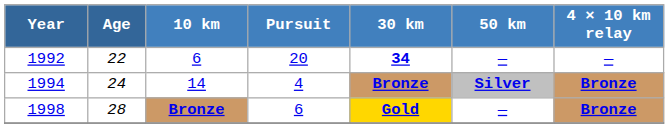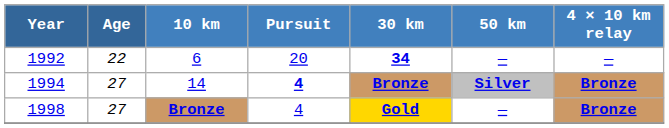(117, 85) 24 -> (117, 85) 27
(299, 85) normal -> (299, 85) bold
(117, 111) 28 -> (117, 111) 27
(299, 111) 6 -> (299, 111) 4
